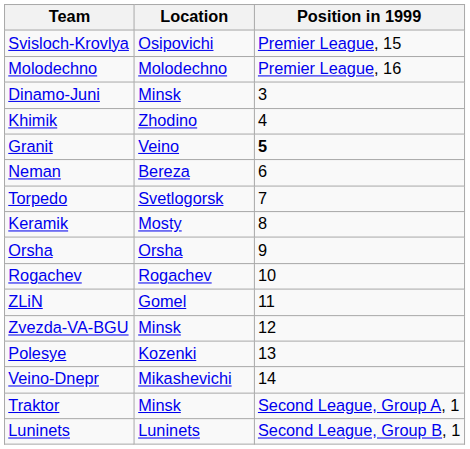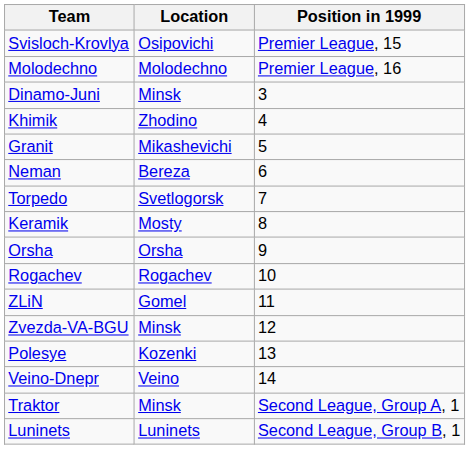(159, 146) Veino -> (185, 146) Mikashevichi
(262, 146) bold -> (262, 146) normal
(185, 379) Mikashevichi -> (159, 379) Veino
